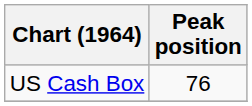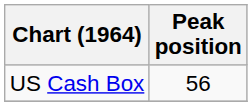(198, 82) 76 -> (198, 82) 56
